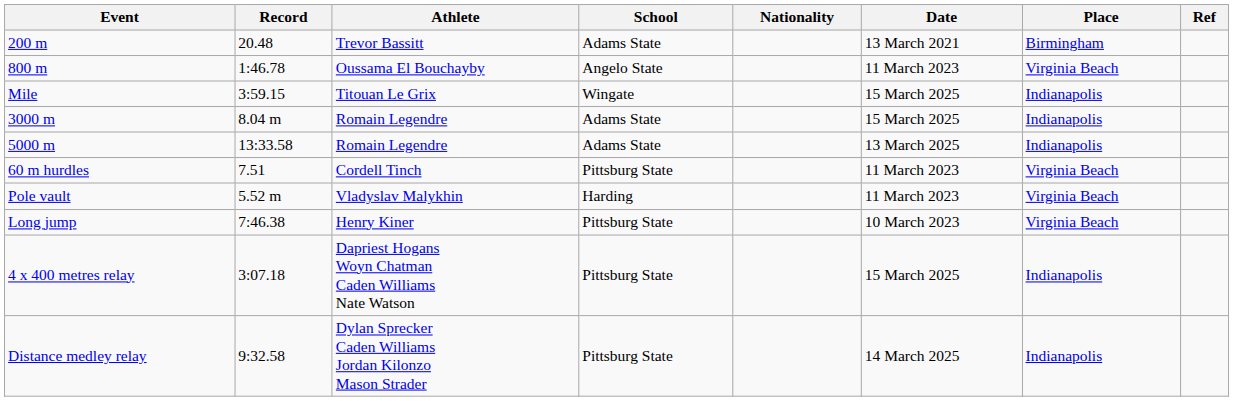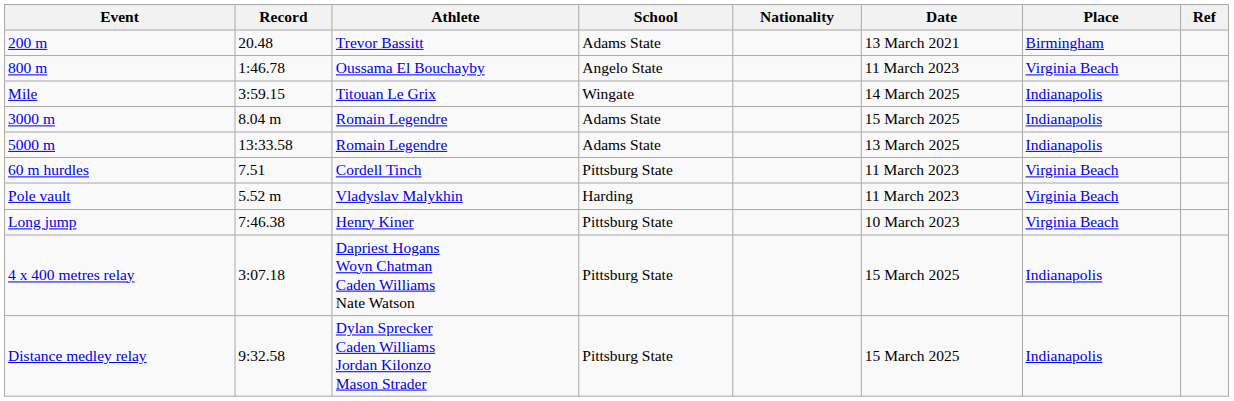(912, 94) 15 March 2025 -> (912, 94) 14 March 2025
(912, 355) 14 March 2025 -> (912, 355) 15 March 2025
